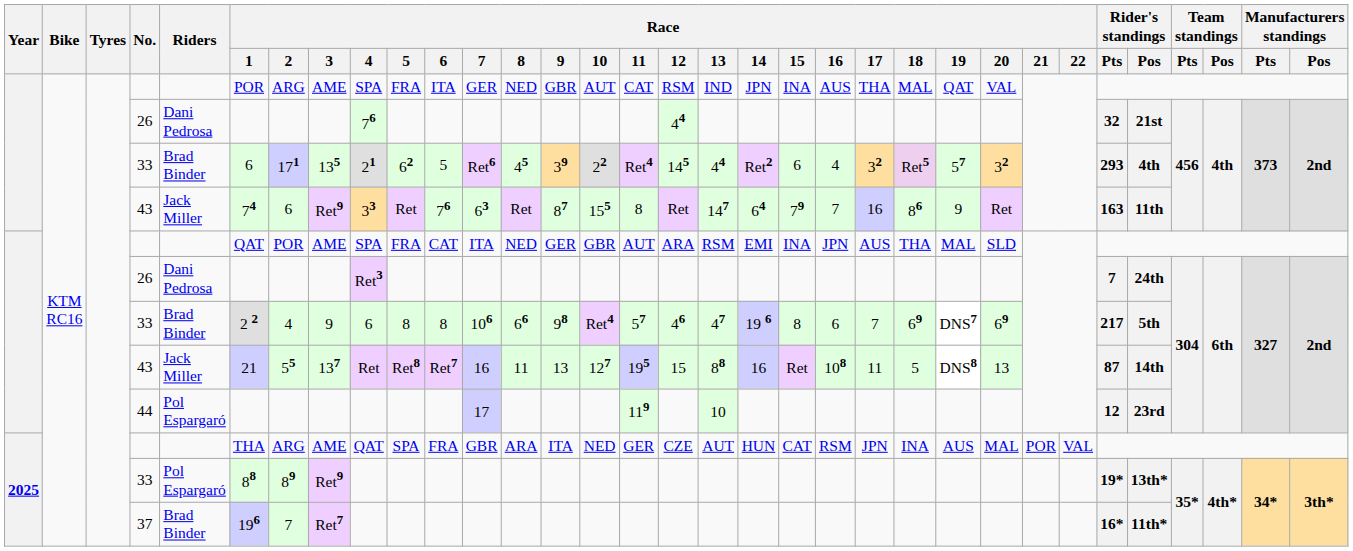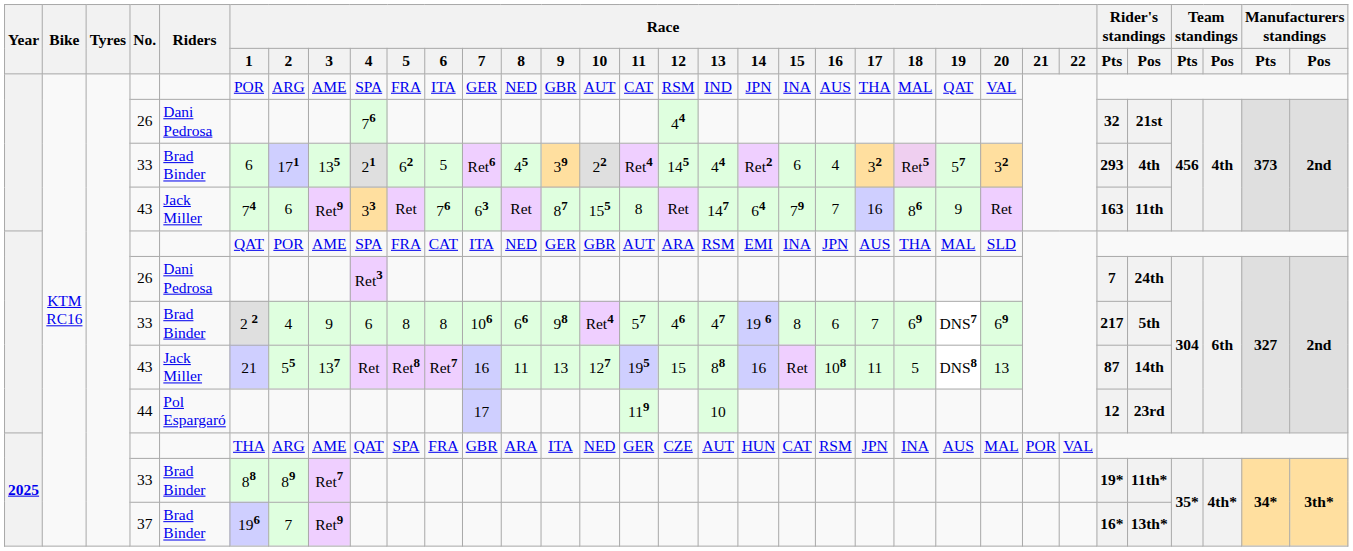(195, 480) Pol Espargaró -> (184, 480) Brad Binder
(329, 480) Ret9 -> (329, 480) Ret7
(1149, 480) 13th* -> (1149, 480) 11th*
(329, 524) Ret7 -> (329, 524) Ret9
(1149, 524) 11th* -> (1149, 524) 13th*
